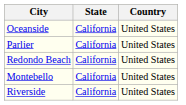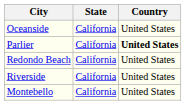(148, 44) normal -> (150, 44) bold
rows swapped: (26, 92) <-> (30, 76)
